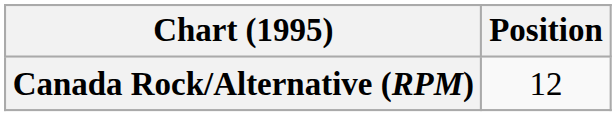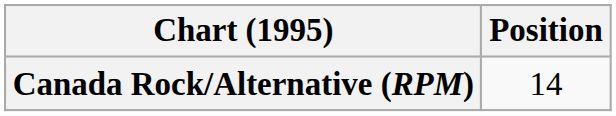(546, 82) 12 -> (546, 82) 14
